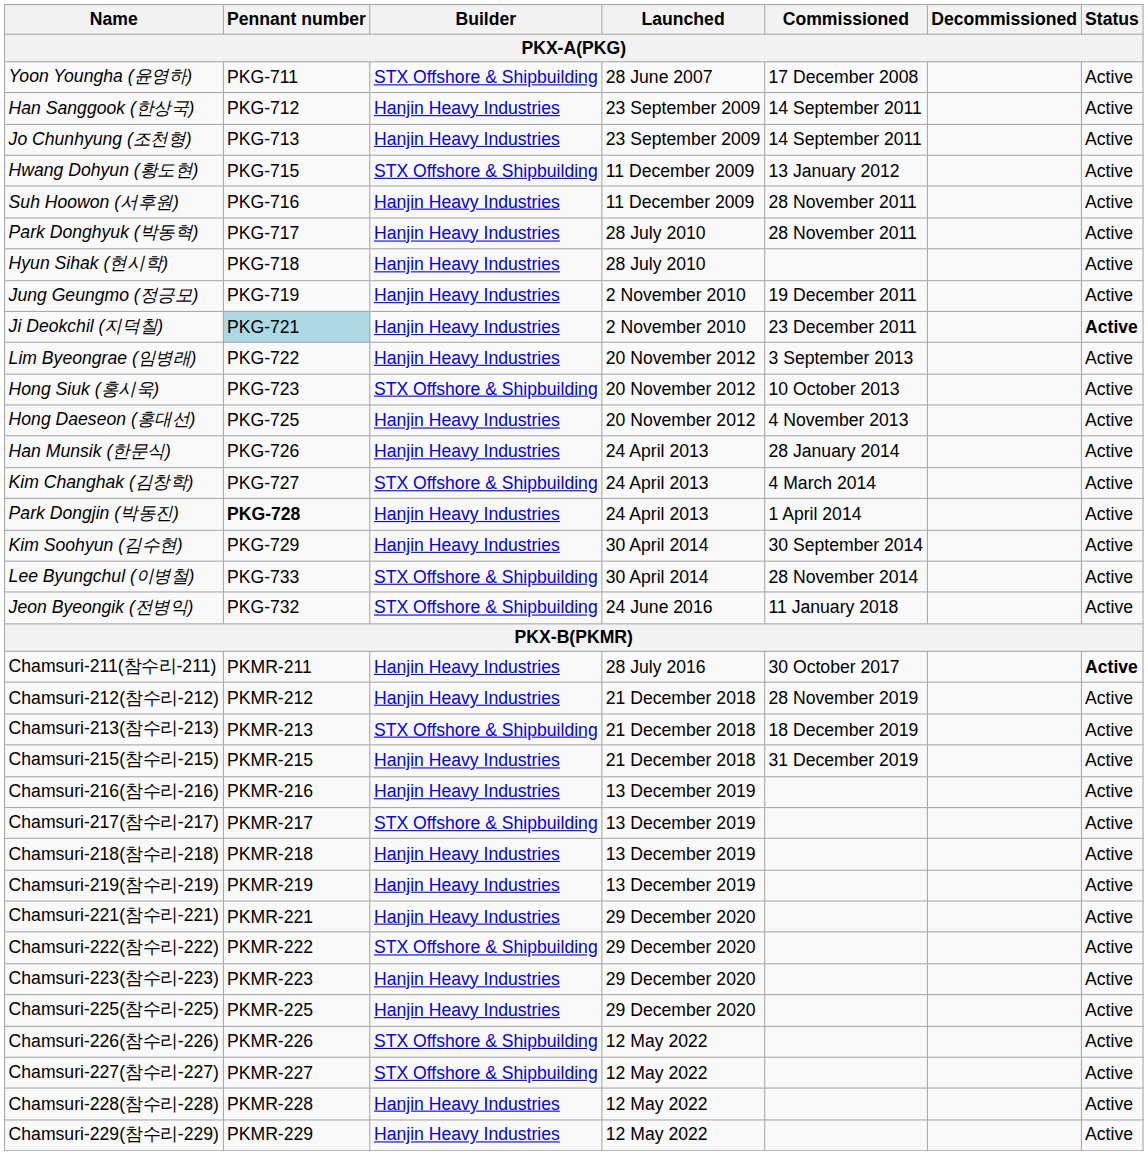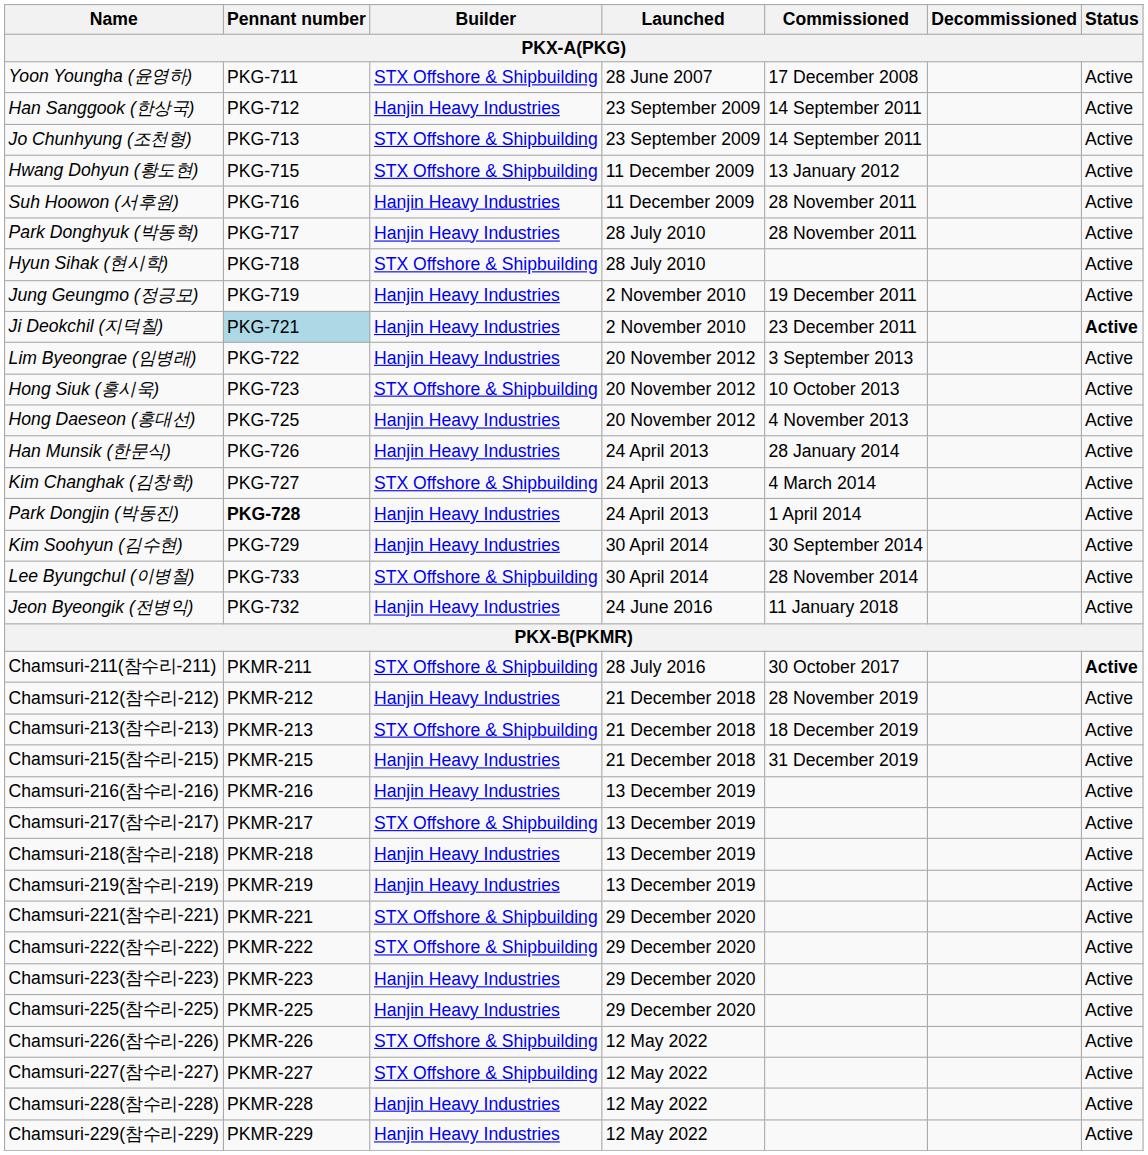(467, 139) Hanjin Heavy Industries -> (486, 139) STX Offshore & Shipbuilding
(467, 264) Hanjin Heavy Industries -> (486, 264) STX Offshore & Shipbuilding
(486, 607) STX Offshore & Shipbuilding -> (467, 607) Hanjin Heavy Industries
(467, 666) Hanjin Heavy Industries -> (486, 666) STX Offshore & Shipbuilding
(467, 916) Hanjin Heavy Industries -> (486, 916) STX Offshore & Shipbuilding
